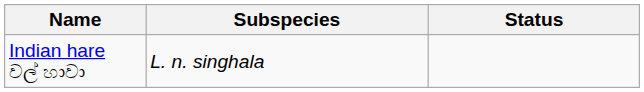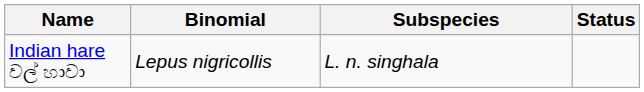+ column: (225, 19)
